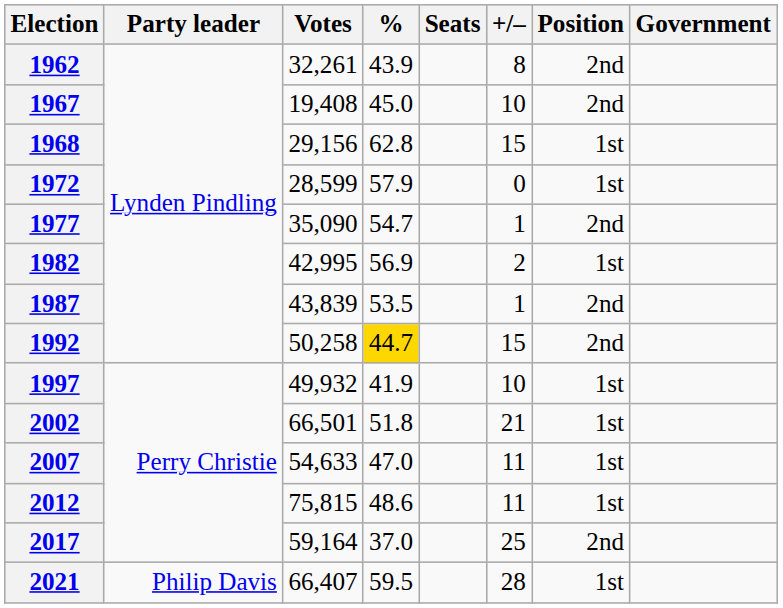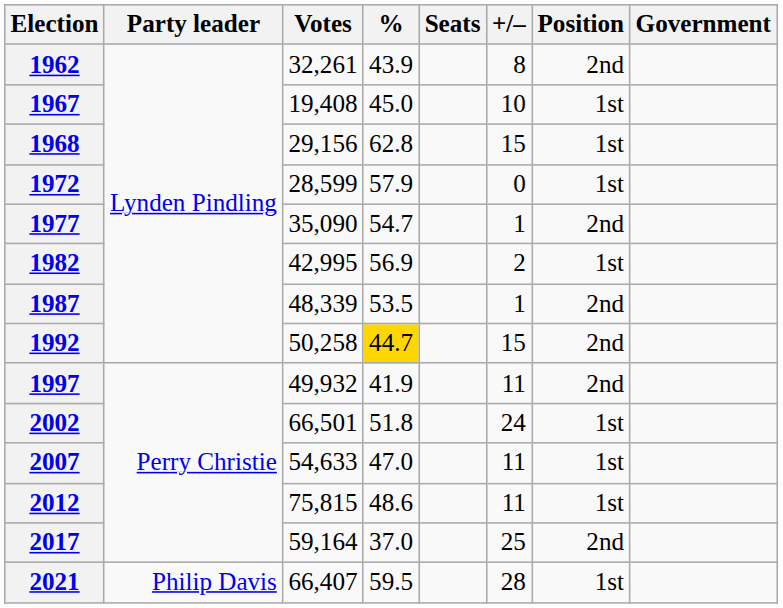(605, 104) 2nd -> (609, 104) 1st
(323, 303) 43,839 -> (323, 303) 48,339
(513, 382) 10 -> (514, 382) 11
(609, 382) 1st -> (605, 382) 2nd
(513, 422) 21 -> (513, 422) 24
